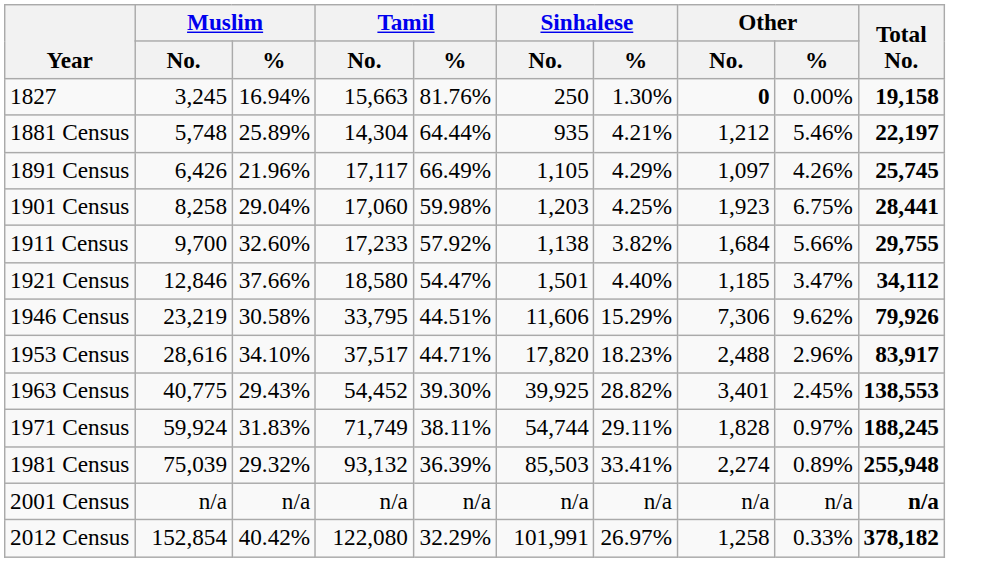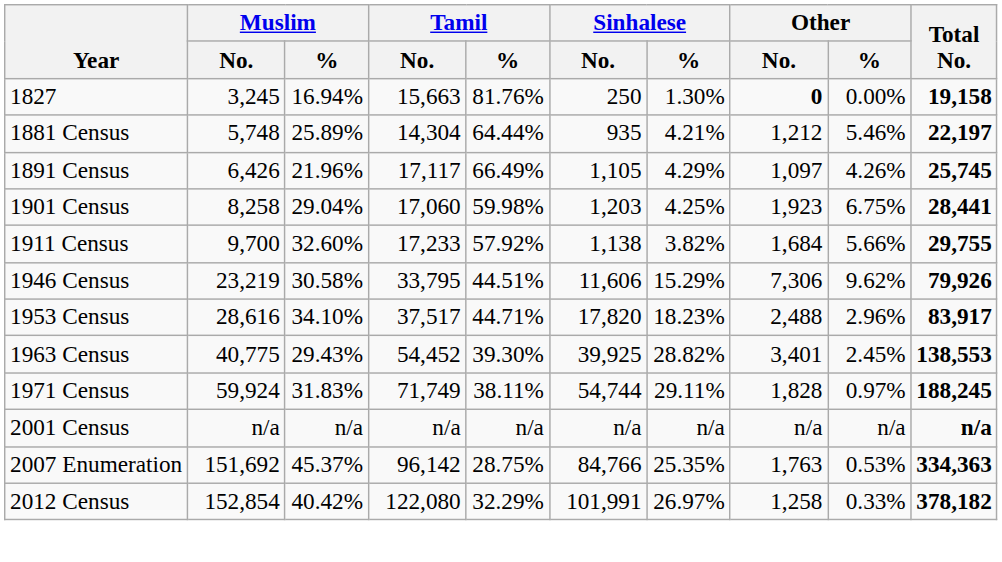- row: (70, 280)
- row: (70, 464)
+ row: (96, 464)
